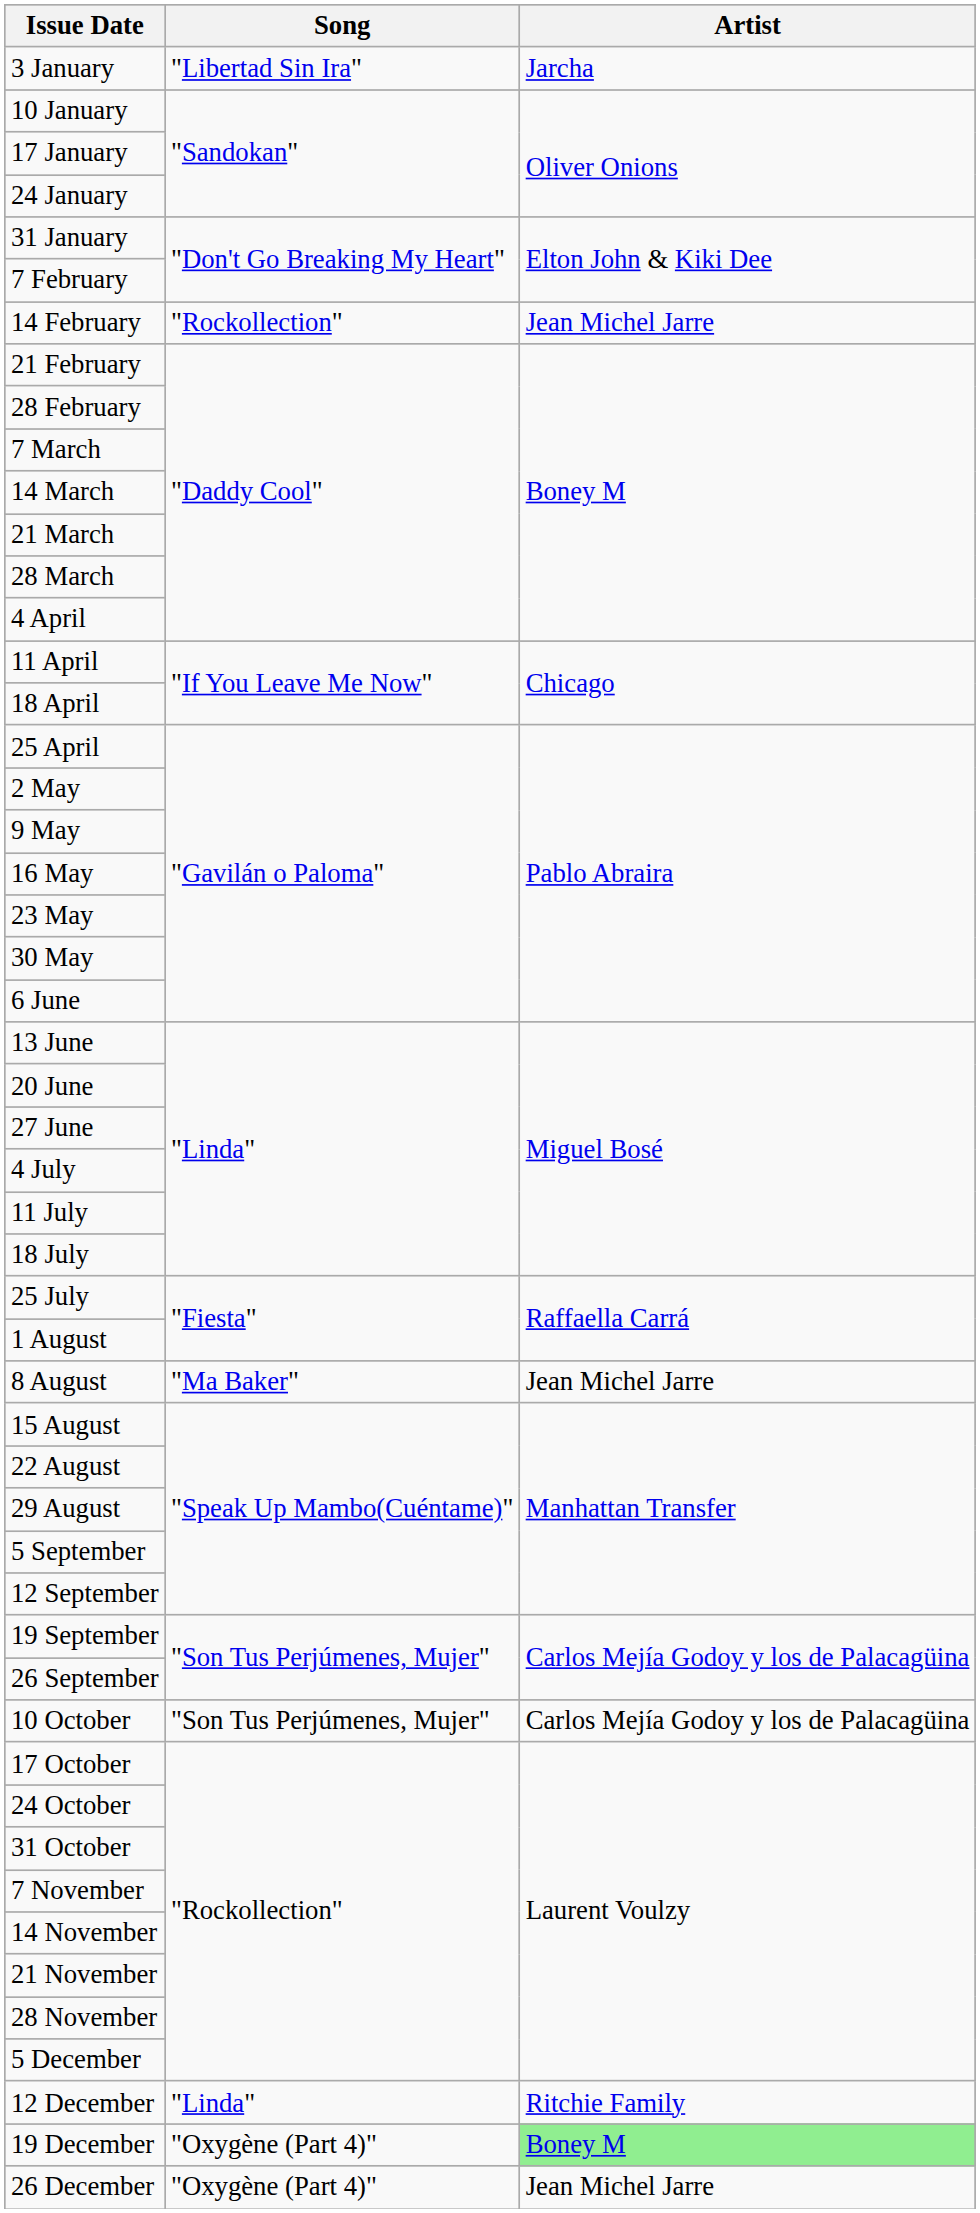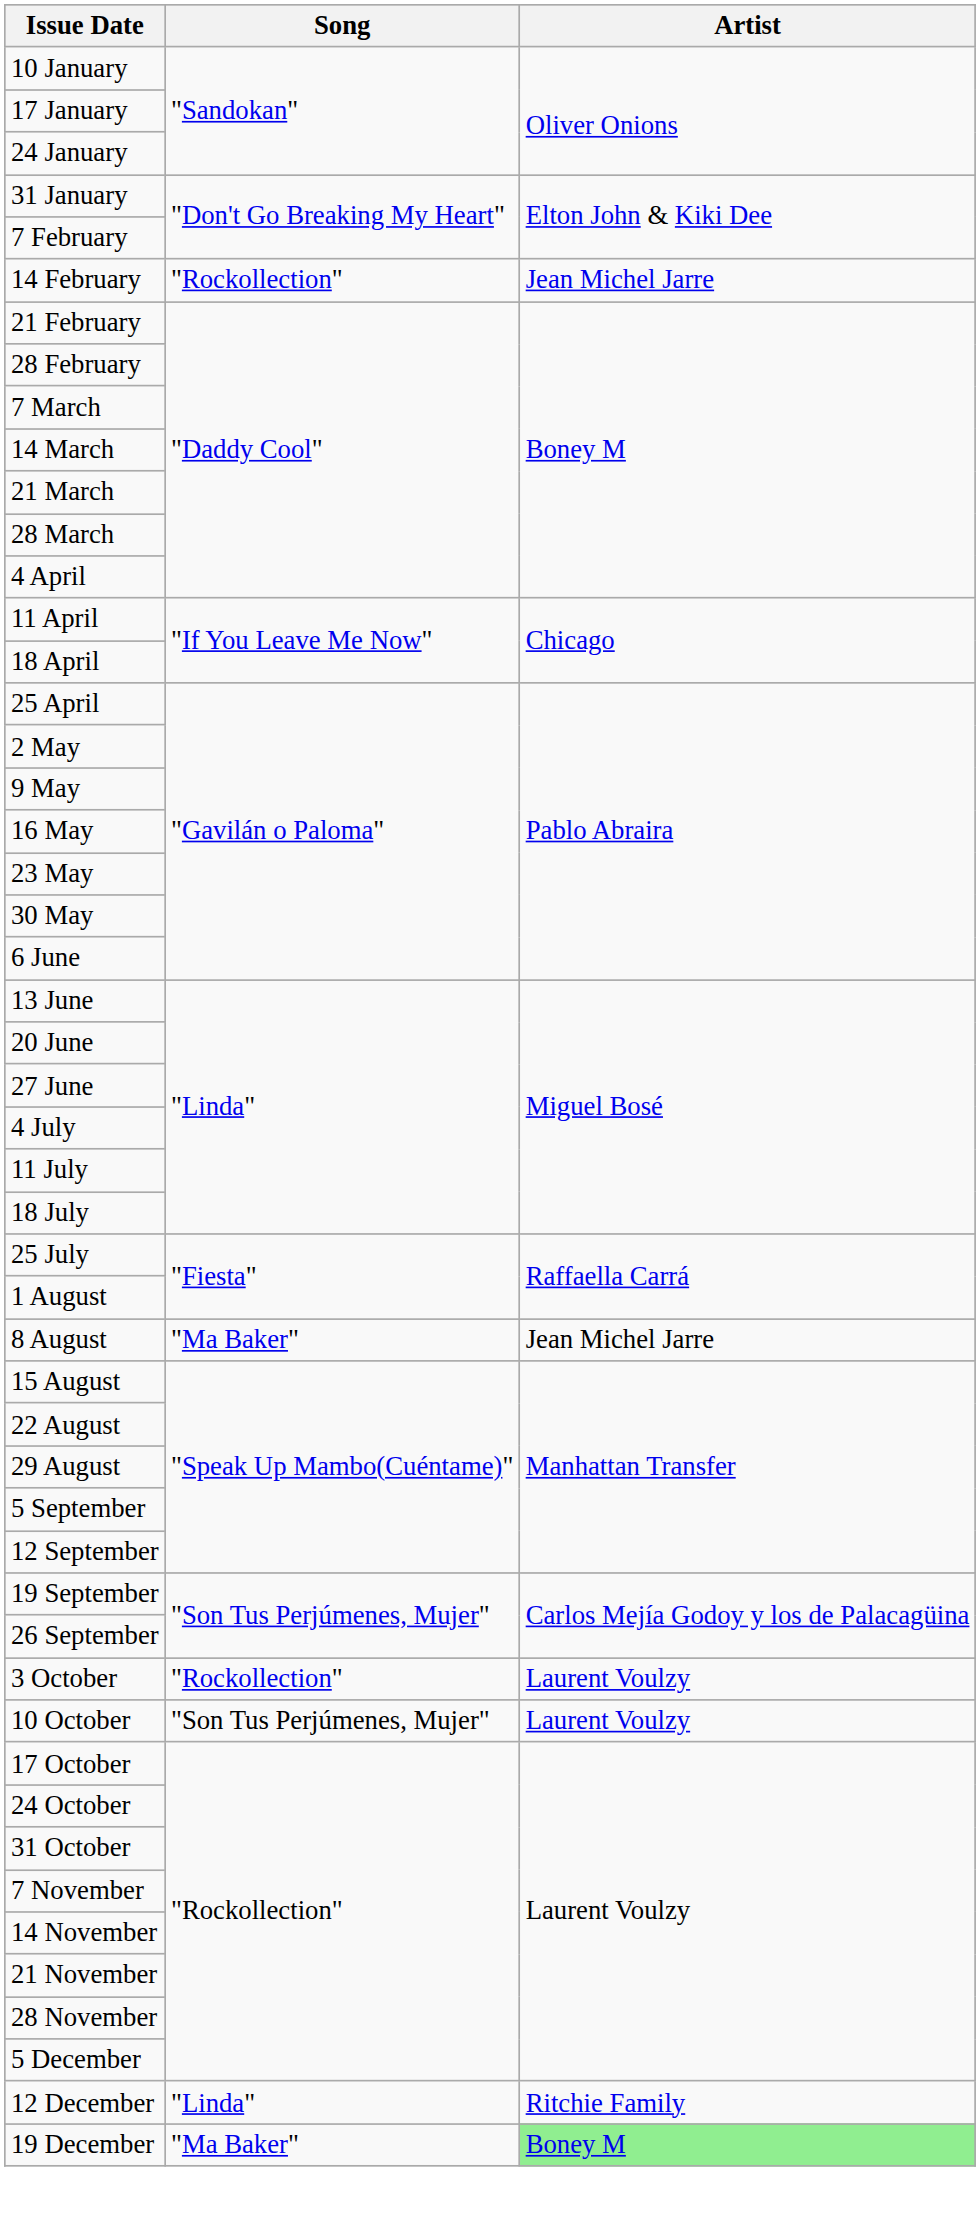- row: (63, 68)
+ row: (64, 1678)
(748, 1720) Carlos Mejía Godoy y los de Palacagüina -> (608, 1720) Laurent Voulzy
(274, 2144) "Oxygène (Part 4)" -> (235, 2144) "Ma Baker"
- row: (83, 2186)
